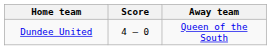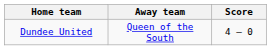columns swapped: (135, 12) <-> (214, 12)
